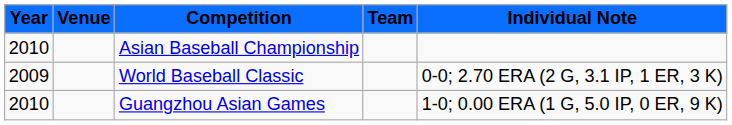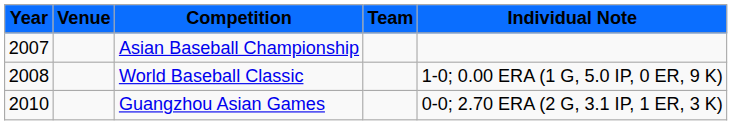(29, 47) 2010 -> (29, 47) 2007
(29, 76) 2009 -> (29, 76) 2008
(572, 76) 0-0; 2.70 ERA (2 G, 3.1 IP, 1 ER, 3 K) -> (572, 76) 1-0; 0.00 ERA (1 G, 5.0 IP, 0 ER, 9 K)
(572, 104) 1-0; 0.00 ERA (1 G, 5.0 IP, 0 ER, 9 K) -> (572, 104) 0-0; 2.70 ERA (2 G, 3.1 IP, 1 ER, 3 K)
